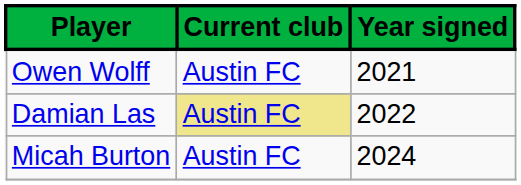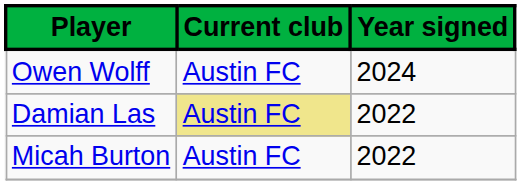(386, 71) 2021 -> (386, 71) 2024
(386, 157) 2024 -> (386, 157) 2022
